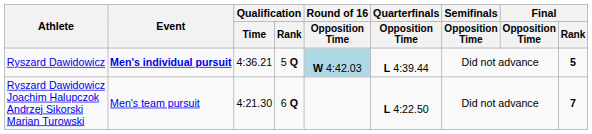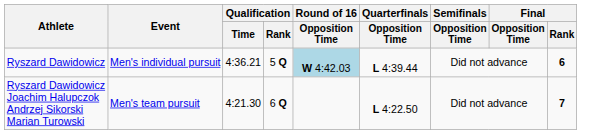(171, 63) bold -> (165, 63) normal
(573, 63) 5 -> (562, 63) 6
